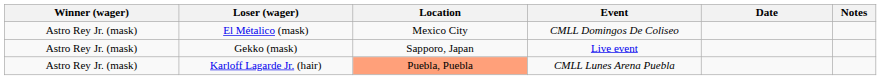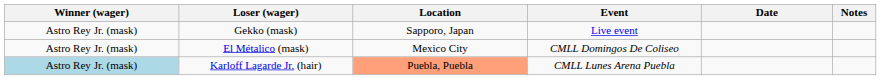rows swapped: (266, 30) <-> (266, 48)
(91, 65) no background -> (91, 65) lightblue background
